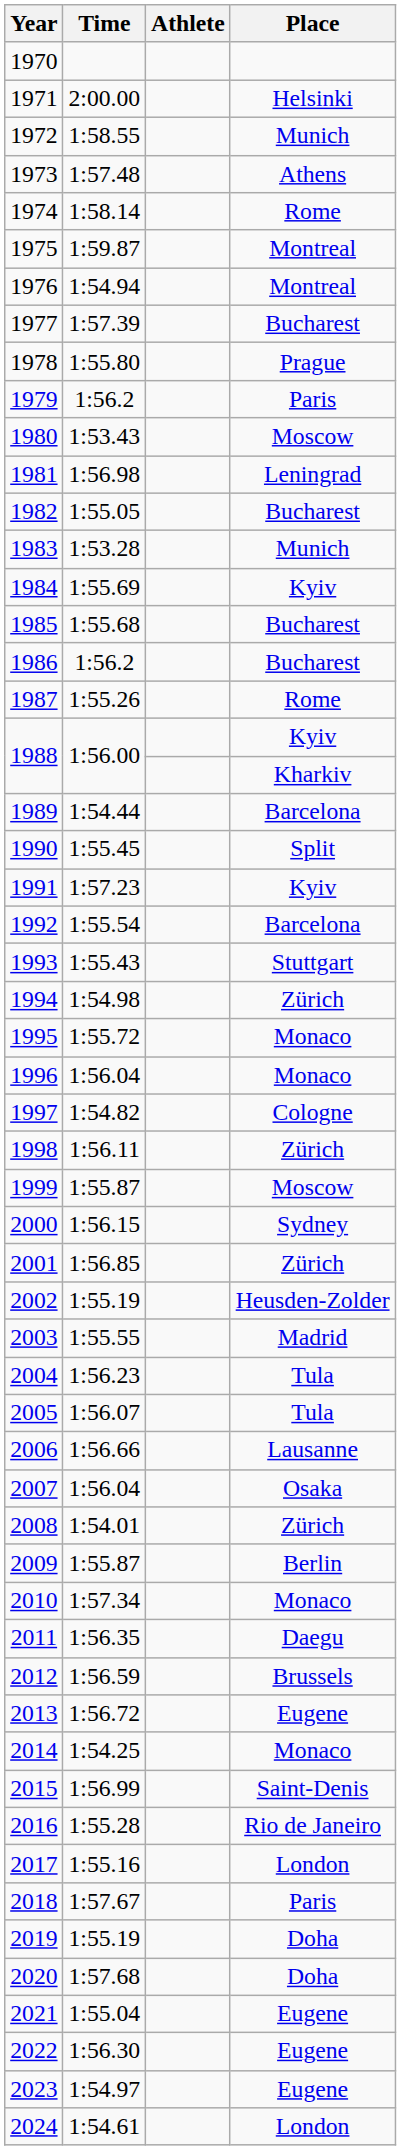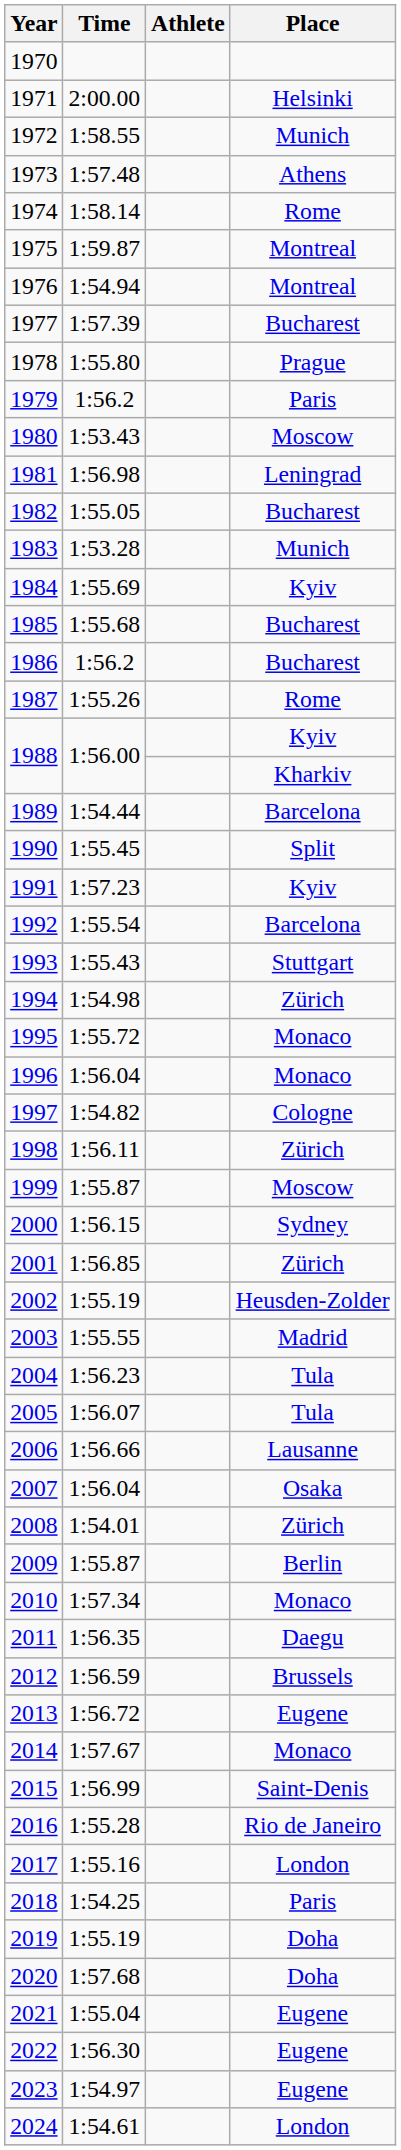(104, 1750) 1:54.25 -> (104, 1750) 1:57.67
(104, 1901) 1:57.67 -> (104, 1901) 1:54.25
